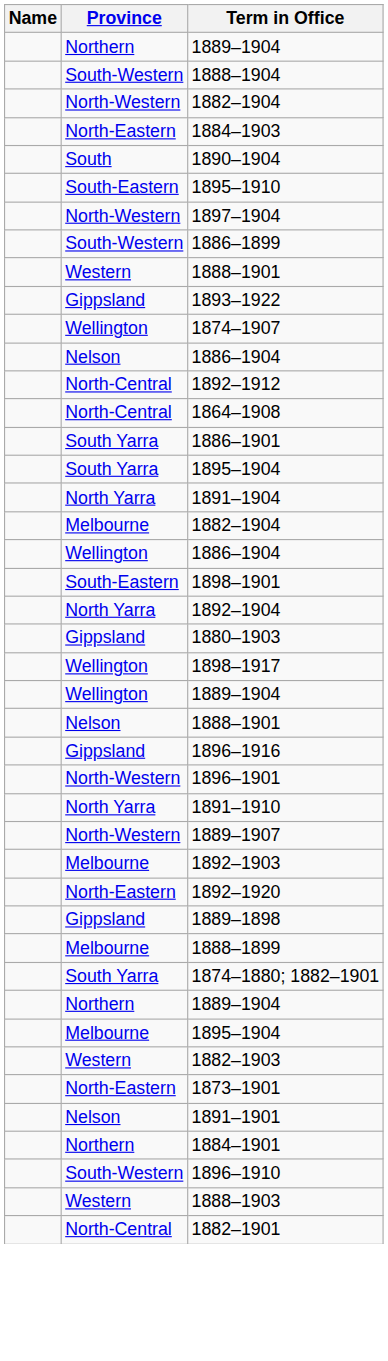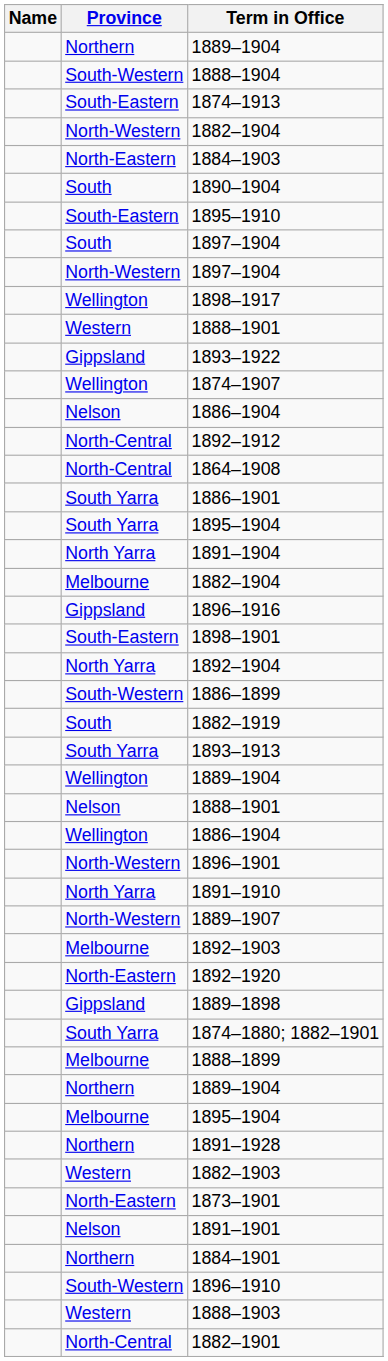+ row: (122, 103)
+ row: (88, 243)
rows swapped: (124, 243) <-> (107, 666)
rows swapped: (107, 553) <-> (105, 750)
- row: (105, 638)
+ row: (88, 722)
+ row: (112, 750)
rows swapped: (112, 976) <-> (107, 948)
+ row: (100, 1145)
